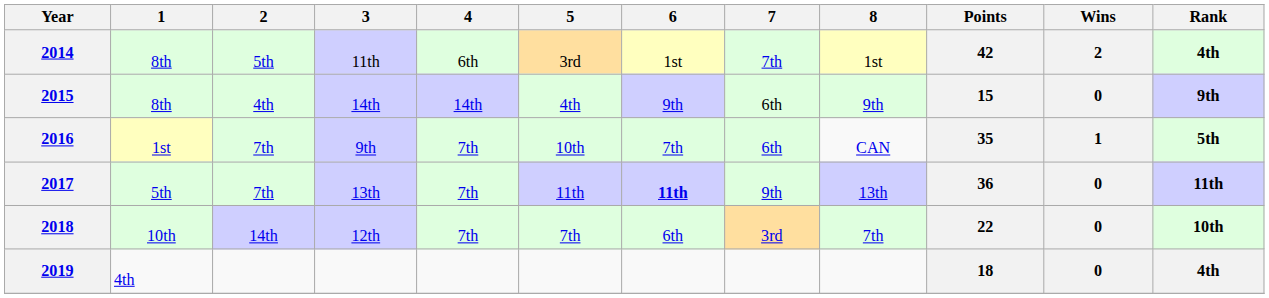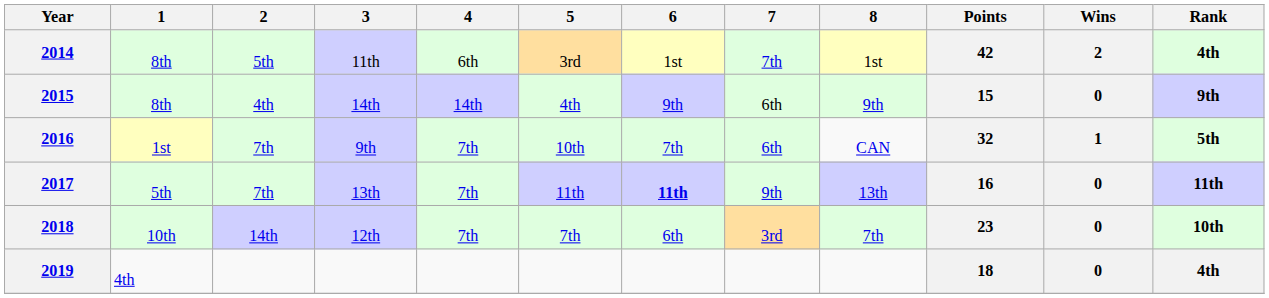(985, 139) 35 -> (985, 139) 32
(985, 183) 36 -> (985, 183) 16
(985, 227) 22 -> (985, 227) 23
